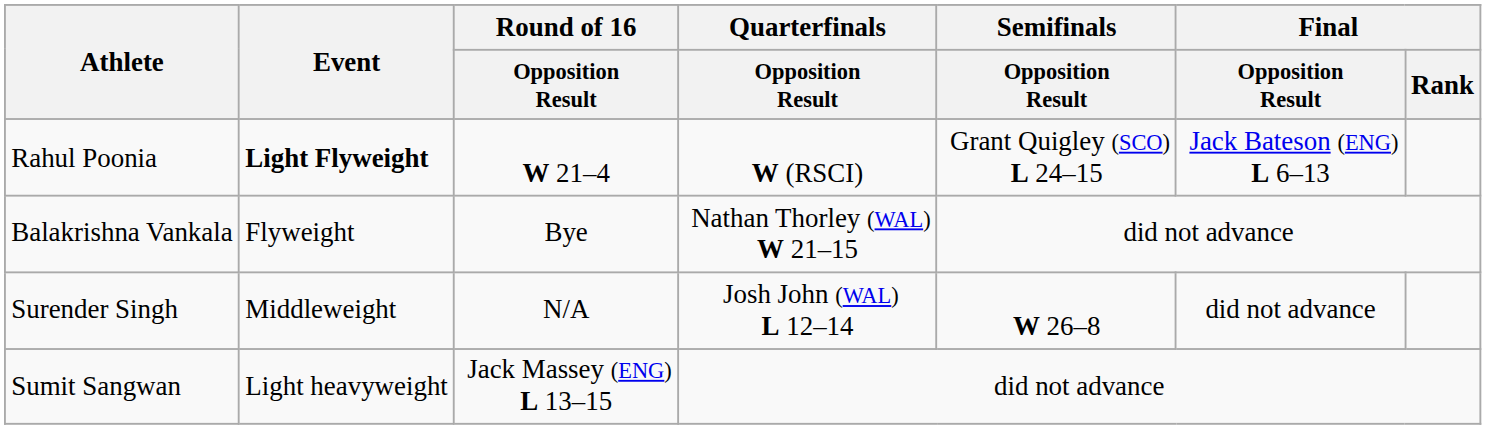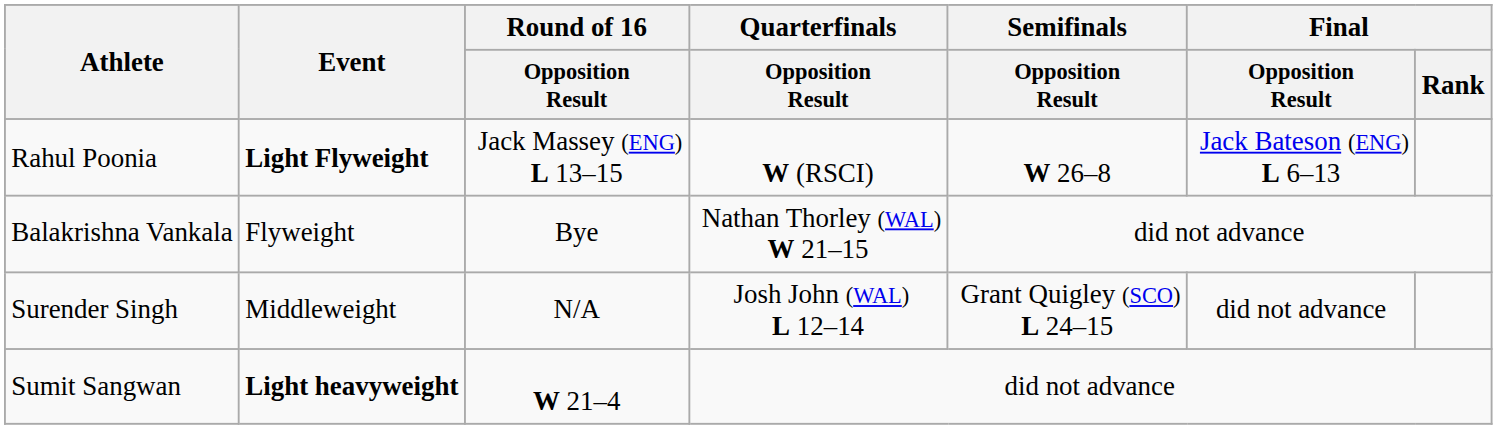(566, 173) W 21–4 -> (577, 157) Jack Massey (ENG) L 13–15
(1057, 157) Grant Quigley (SCO) L 24–15 -> (1067, 173) W 26–8
(1057, 325) W 26–8 -> (1067, 310) Grant Quigley (SCO) L 24–15
(347, 386) normal -> (352, 386) bold
(566, 386) Jack Massey (ENG) L 13–15 -> (577, 402) W 21–4
